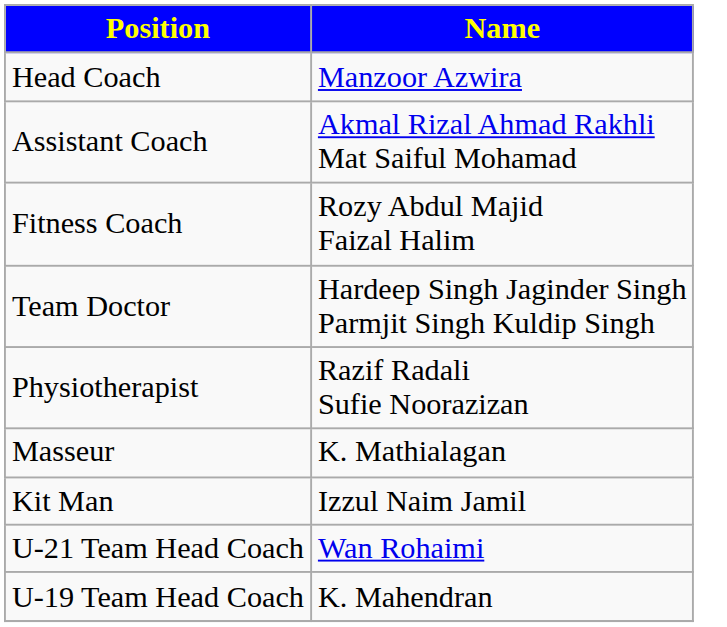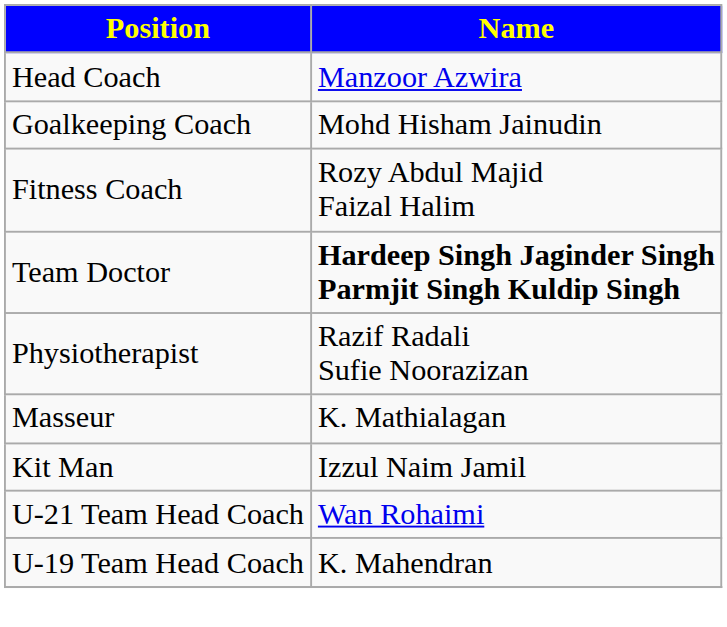- row: (110, 141)
+ row: (132, 124)
(502, 305) normal -> (516, 271) bold
